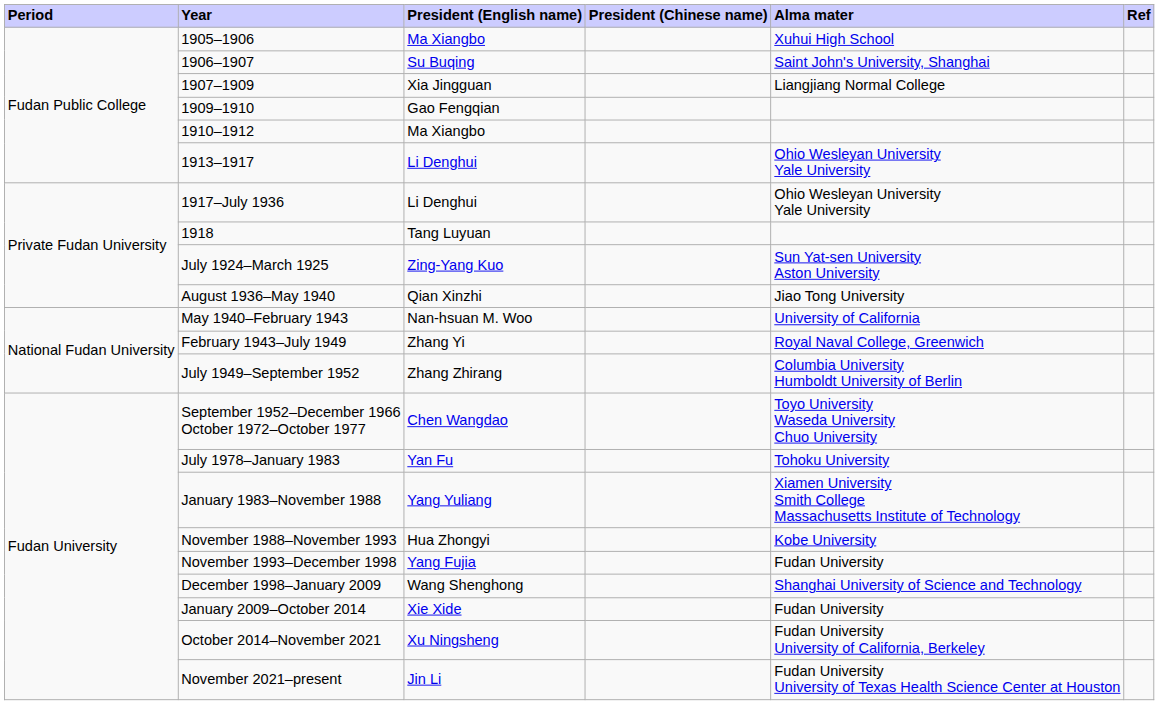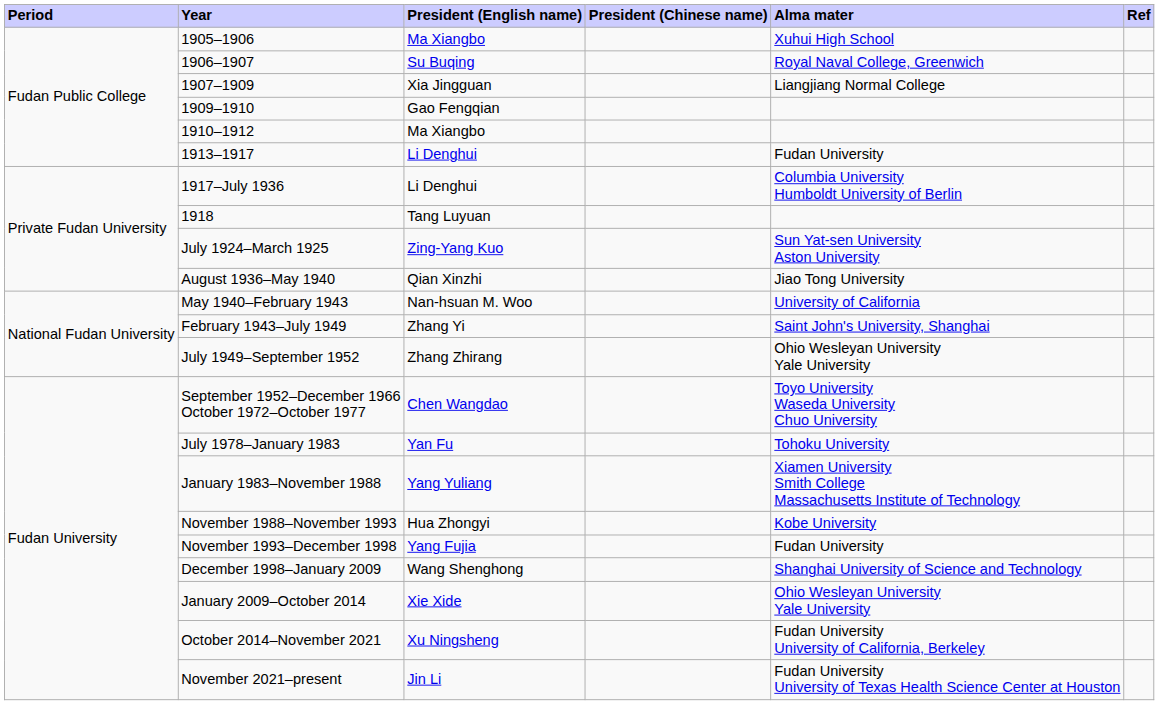(882, 62) Saint John's University, Shanghai -> (879, 62) Royal Naval College, Greenwich
(858, 162) Ohio Wesleyan University Yale University -> (829, 154) Fudan University
(858, 202) Ohio Wesleyan University Yale University -> (868, 185) Columbia University Humboldt University of Berlin
(879, 342) Royal Naval College, Greenwich -> (882, 325) Saint John's University, Shanghai
(868, 373) Columbia University Humboldt University of Berlin -> (858, 357) Ohio Wesleyan University Yale University
(829, 608) Fudan University -> (858, 600) Ohio Wesleyan University Yale University
